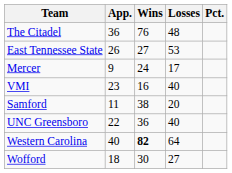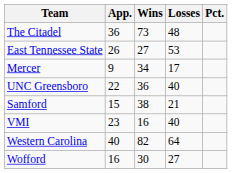(143, 31) 76 -> (143, 31) 73
(143, 68) 24 -> (143, 68) 34
rows swapped: (47, 123) <-> (18, 86)
(113, 104) 11 -> (114, 104) 15
(174, 104) 20 -> (174, 104) 21
(143, 141) bold -> (143, 141) normal
(114, 159) 18 -> (114, 159) 16
